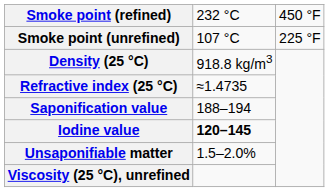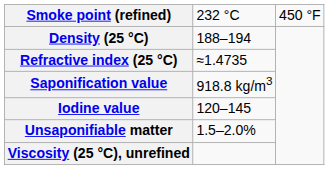- row: (99, 37)
(234, 62) 918.8 kg/m3 -> (224, 37) 188–194
(224, 108) 188–194 -> (234, 84) 918.8 kg/m3
(224, 131) bold -> (224, 108) normal
